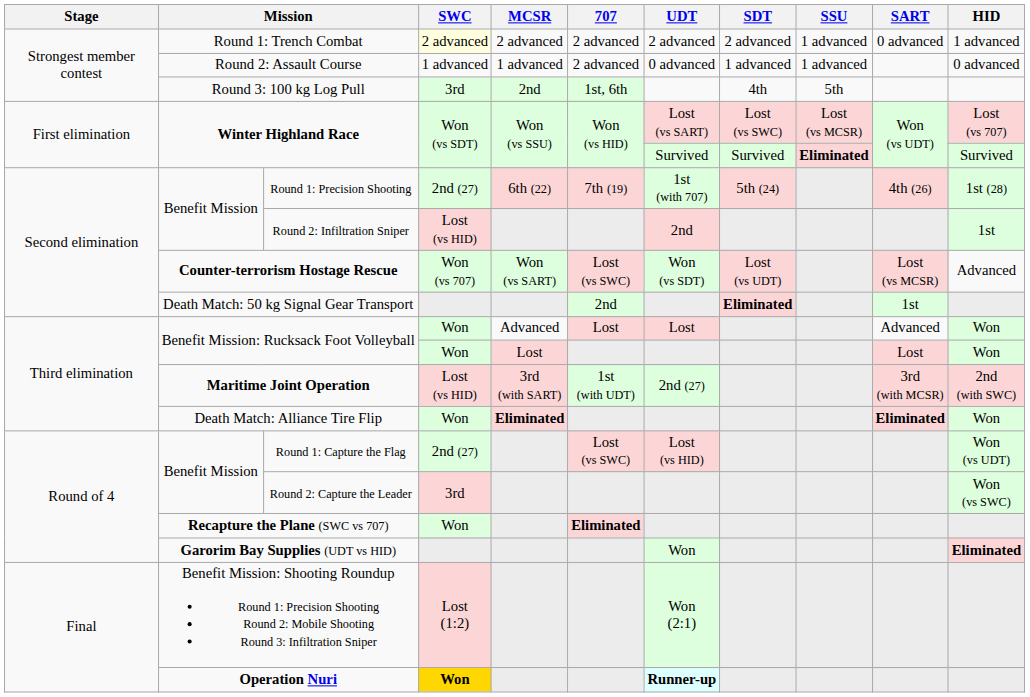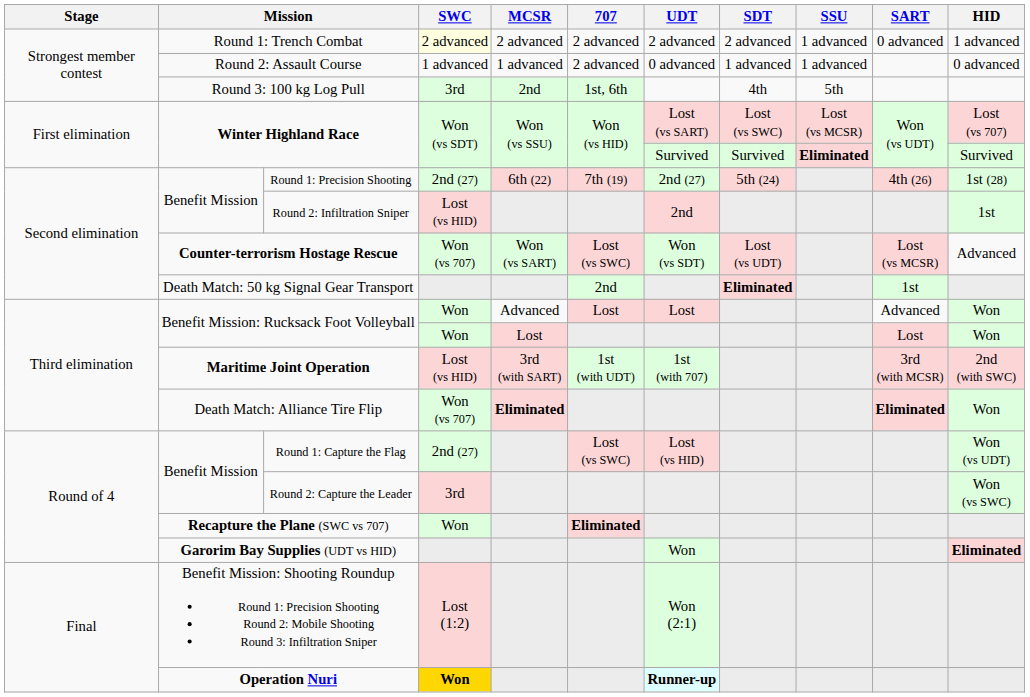(682, 188) 1st (with 707) -> (682, 179) 2nd (27)
(682, 385) 2nd (27) -> (682, 368) 1st (with 707)
(455, 418) Won -> (455, 409) Won (vs 707)
